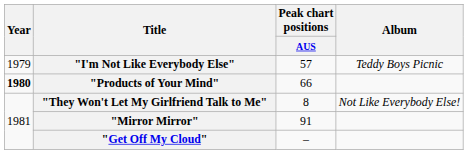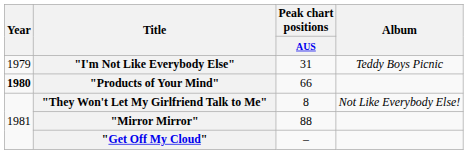(306, 64) 57 -> (306, 64) 31
(306, 121) 91 -> (306, 121) 88
